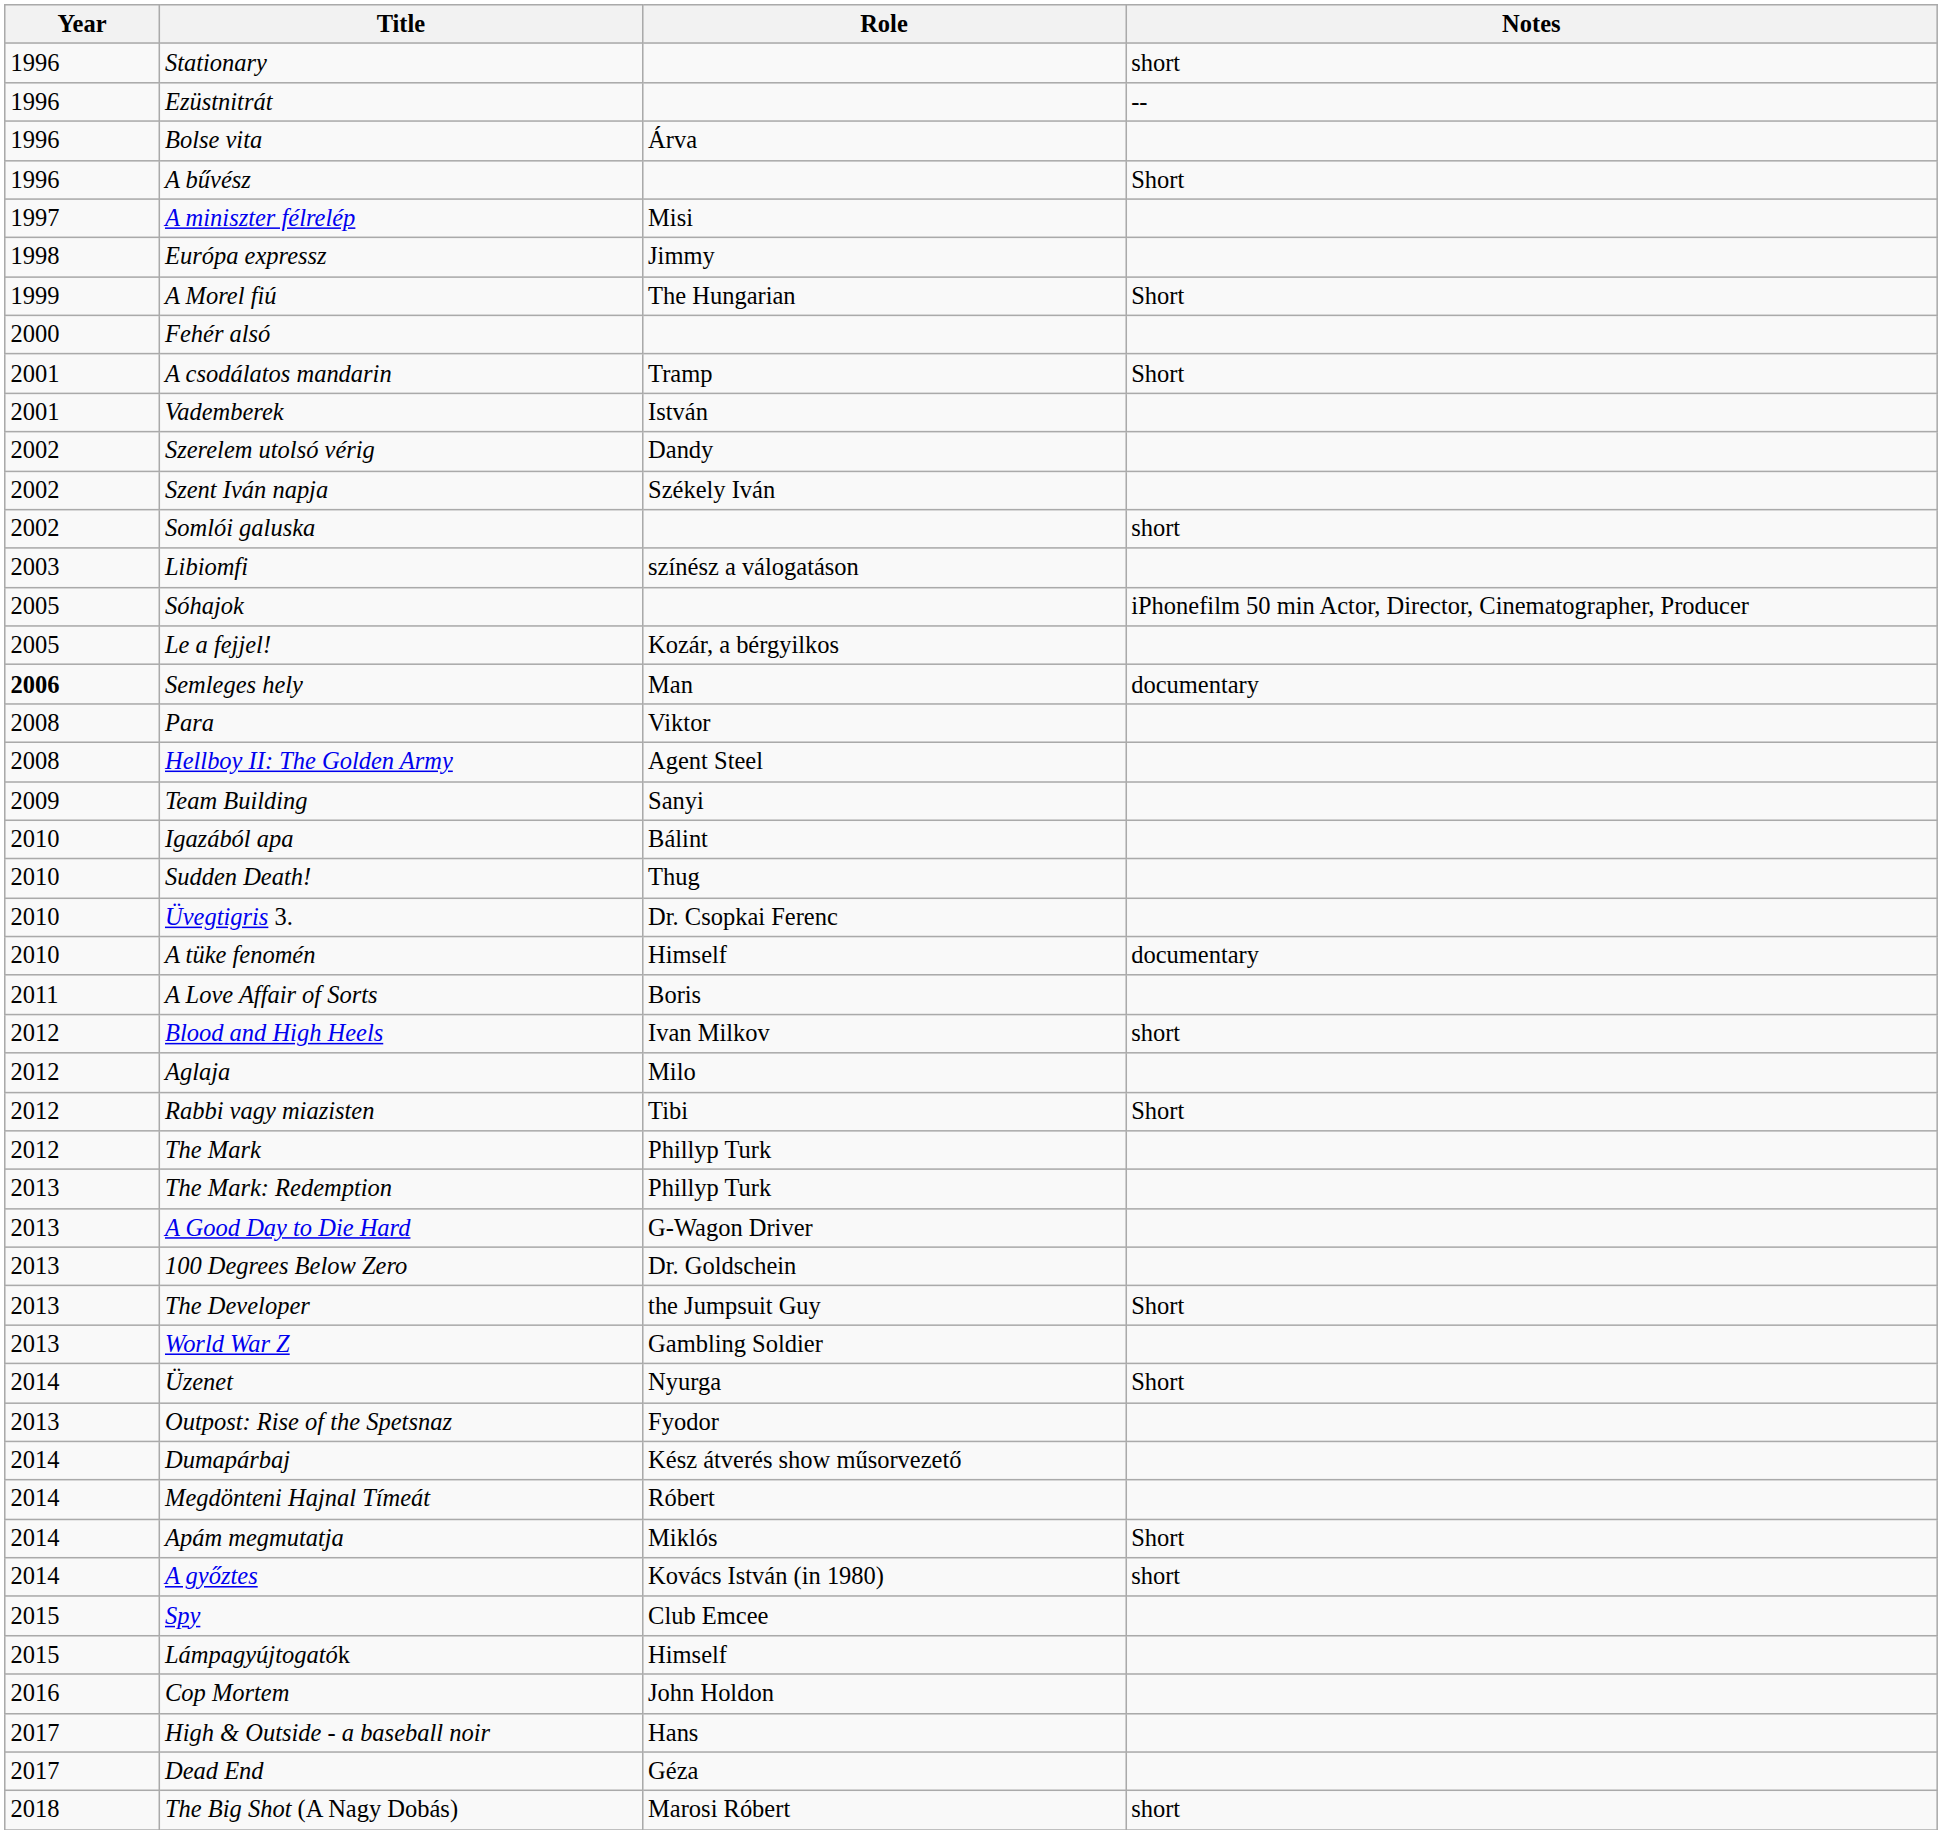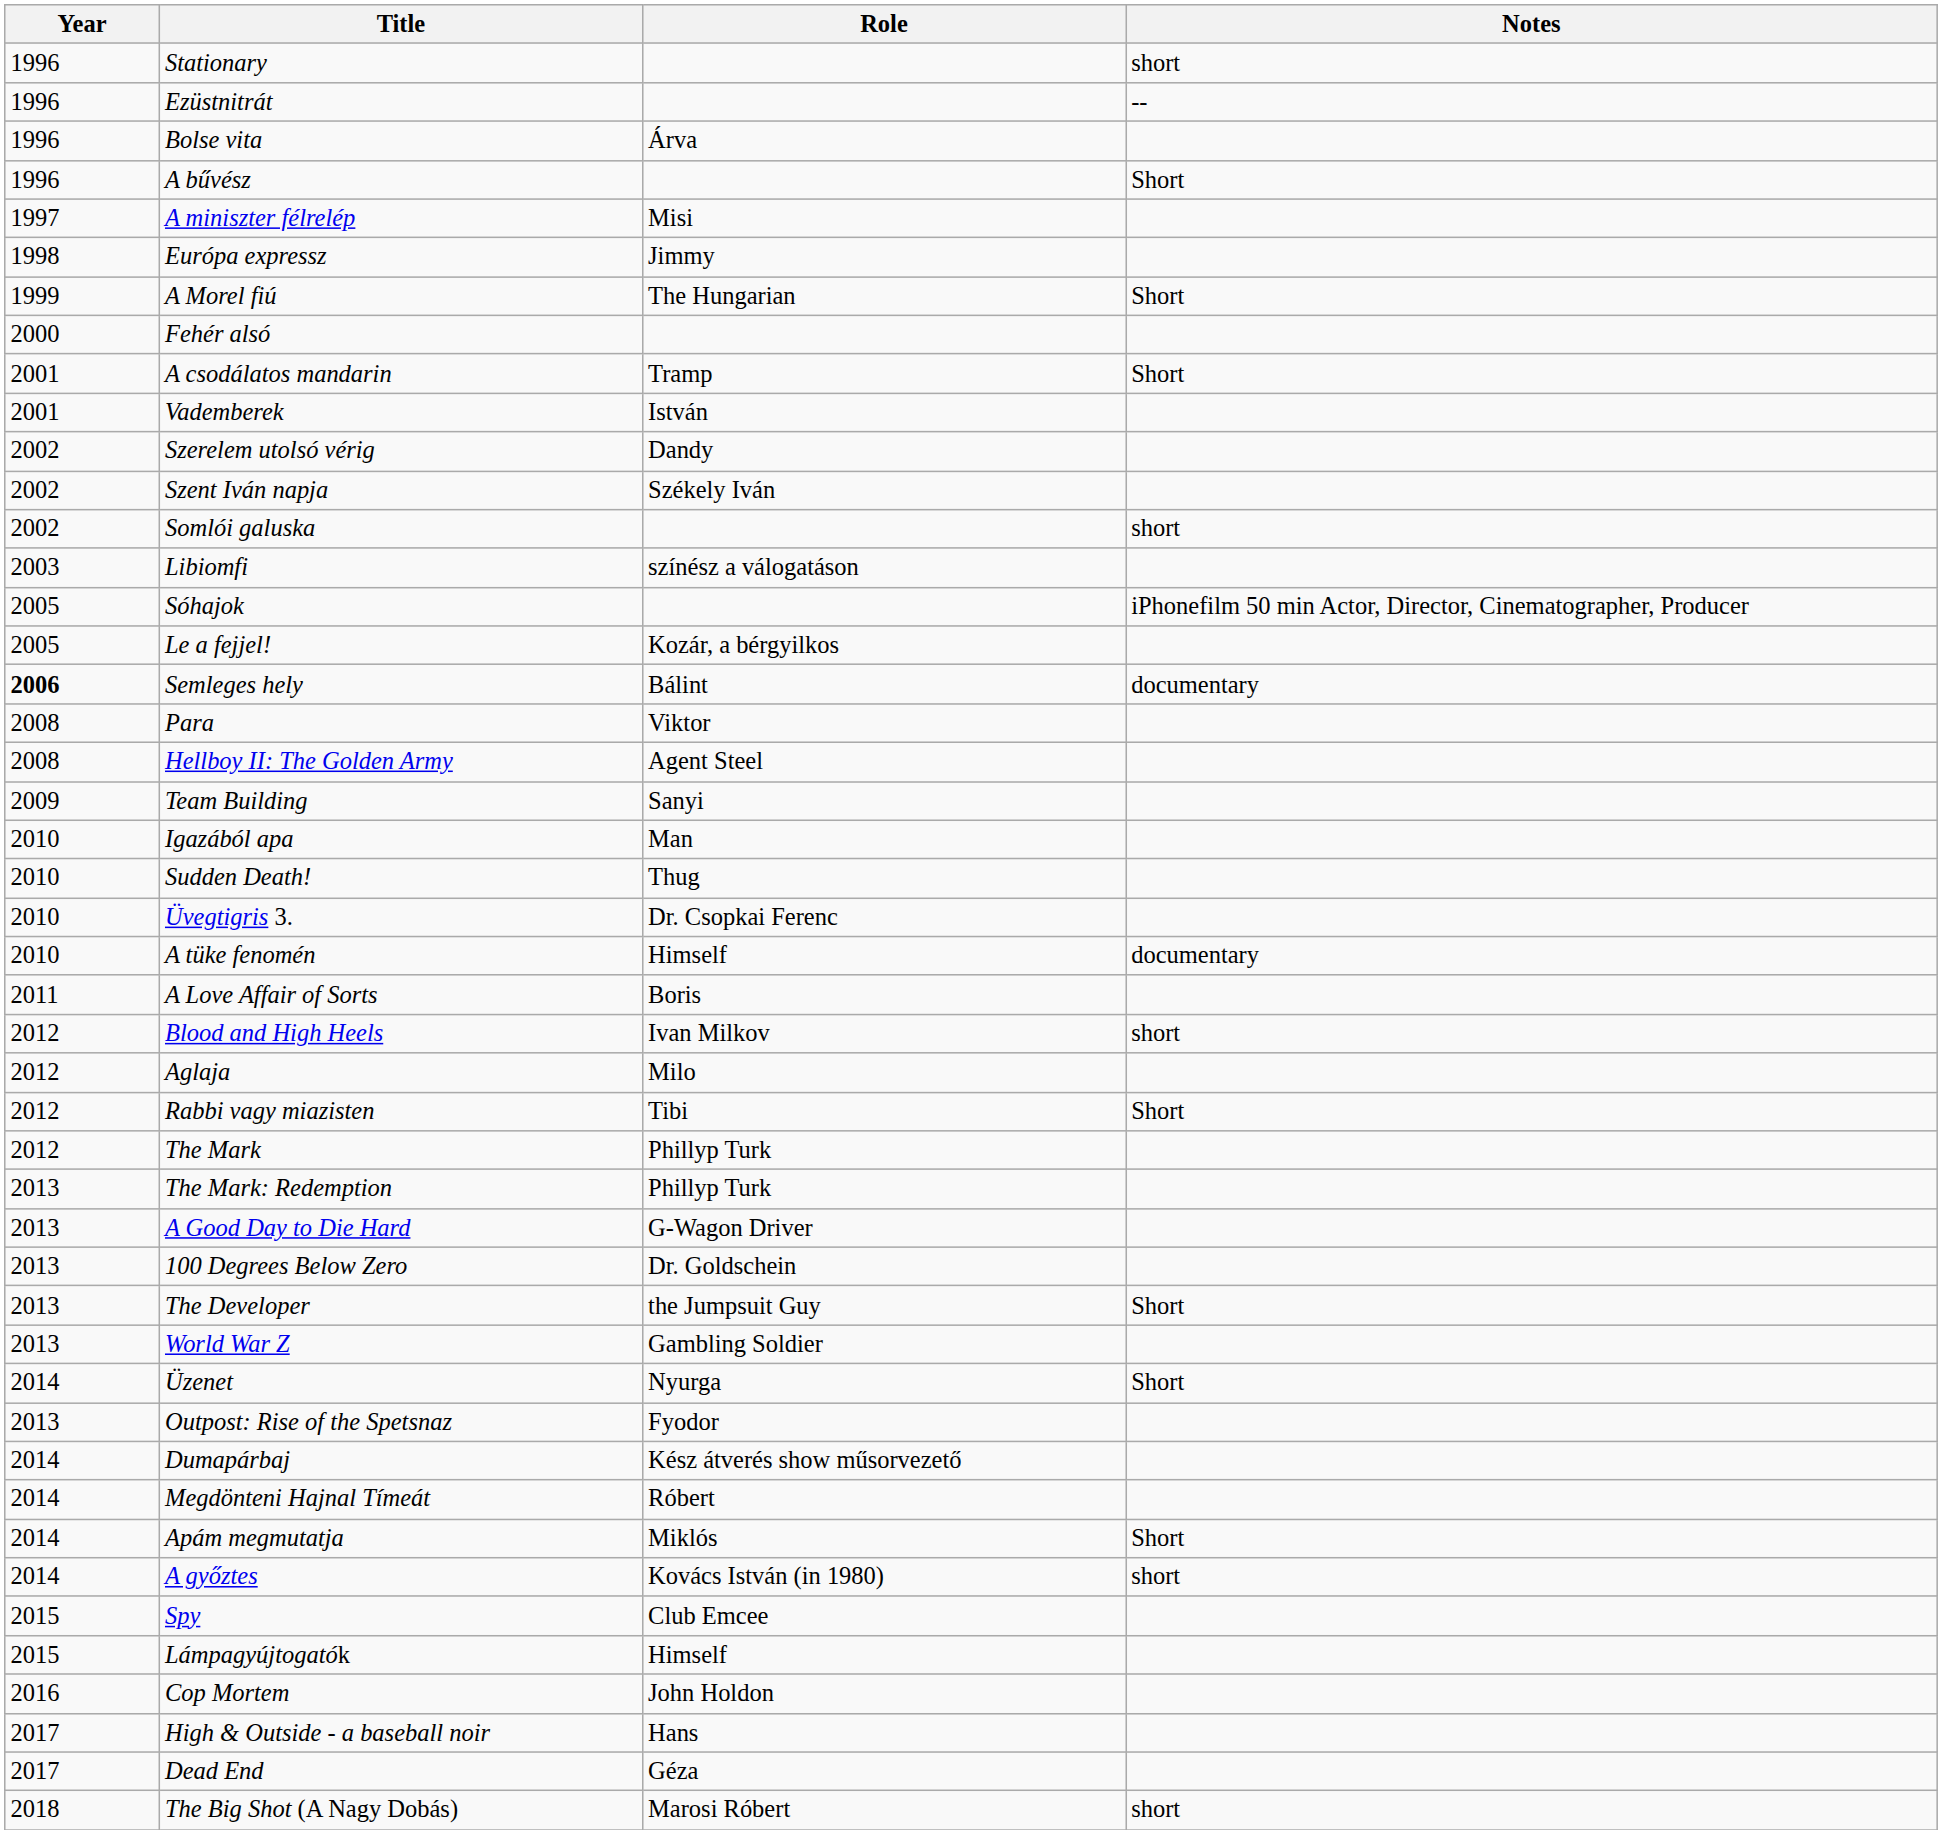(671, 683) Man -> (678, 683) Bálint
(678, 839) Bálint -> (671, 839) Man
